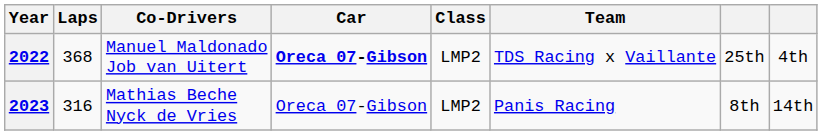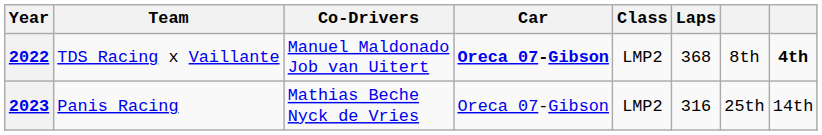columns swapped: (605, 19) <-> (78, 19)
(745, 57) 25th -> (745, 57) 8th
(793, 57) normal -> (793, 57) bold
(745, 105) 8th -> (745, 105) 25th
